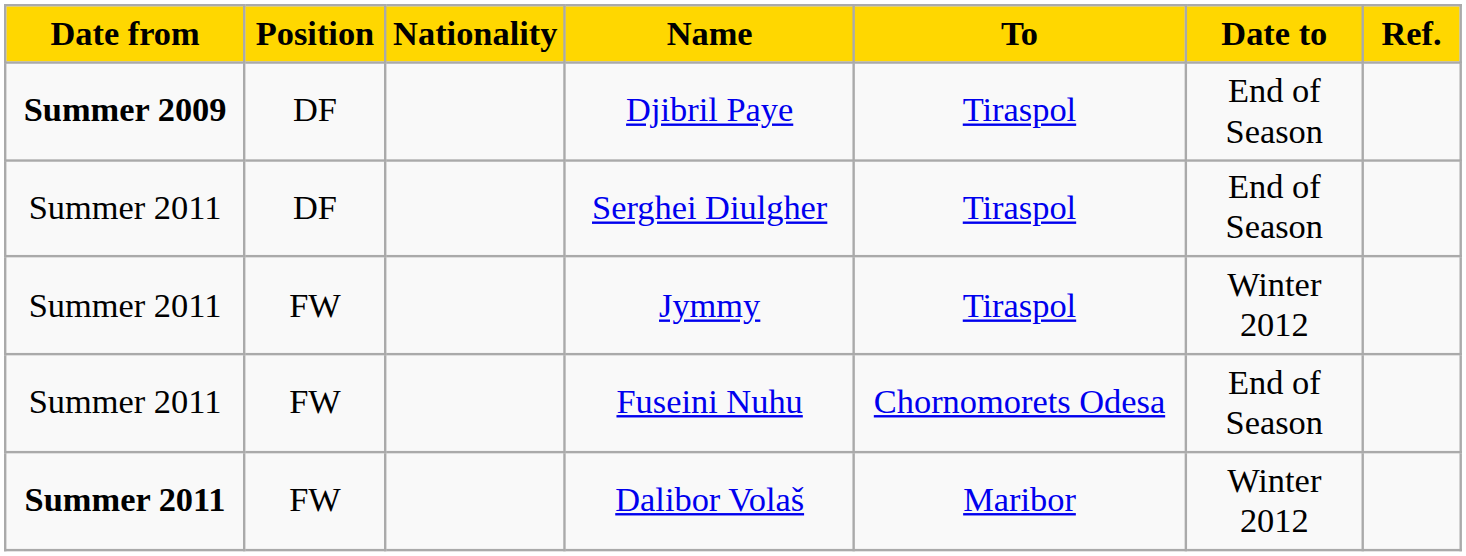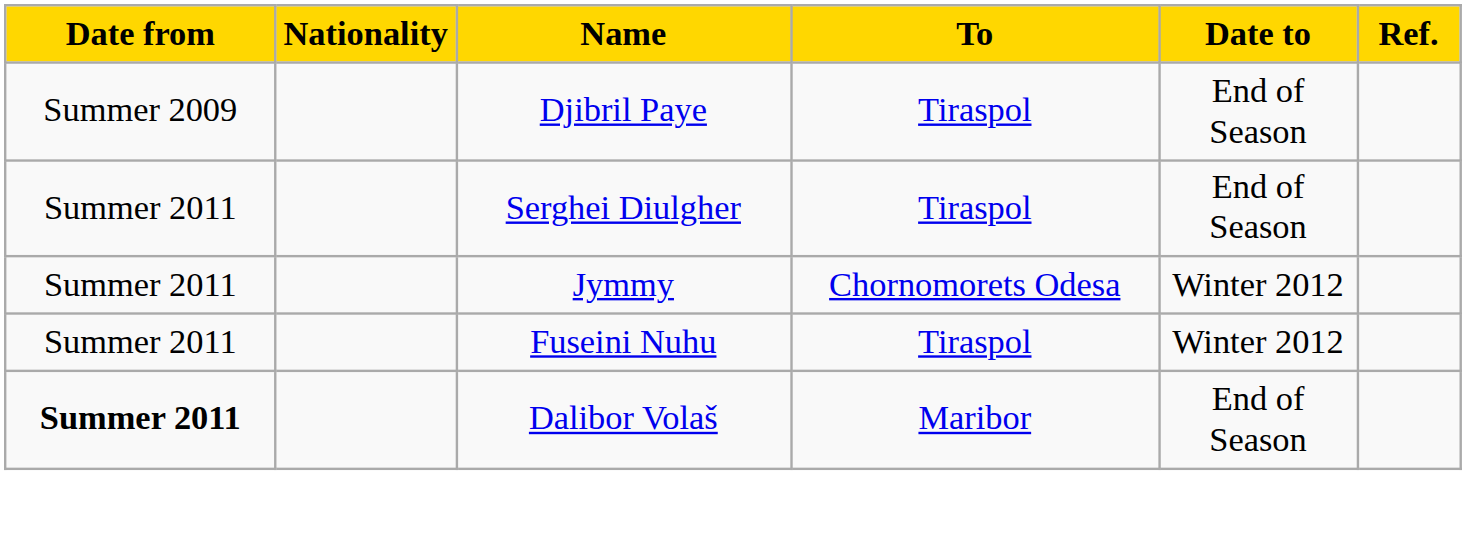- column: (315, 33)
(125, 110) bold -> (140, 110) normal
(1019, 305) Tiraspol -> (975, 284) Chornomorets Odesa
(1019, 402) Chornomorets Odesa -> (975, 341) Tiraspol
(1274, 402) End of Season -> (1258, 341) Winter 2012
(1274, 499) Winter 2012 -> (1258, 418) End of Season
